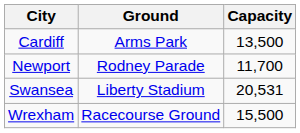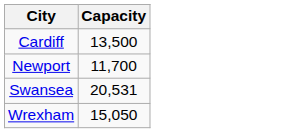- column: (151, 16)
(260, 115) 15,500 -> (114, 115) 15,050
